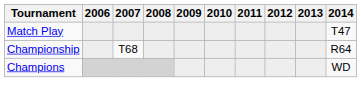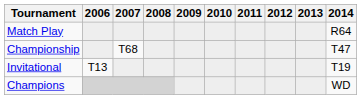(341, 31) T47 -> (341, 31) R64
(341, 49) R64 -> (341, 49) T47
+ row: (34, 67)
